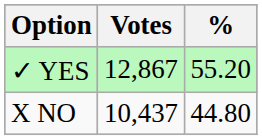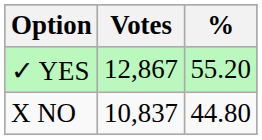(141, 112) 10,437 -> (141, 112) 10,837
